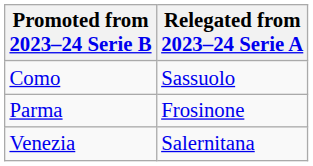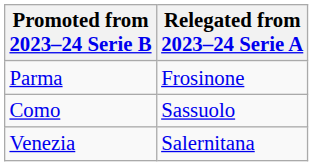rows swapped: (36, 110) <-> (35, 77)
